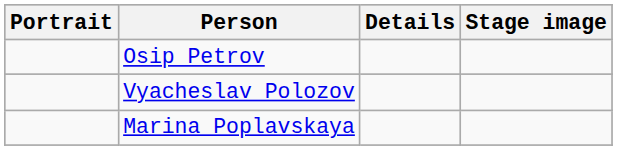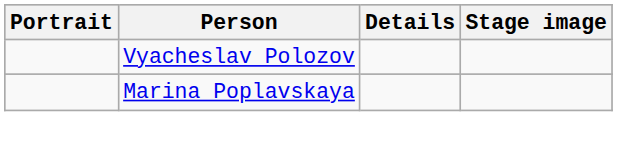- row: (194, 57)
